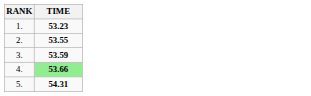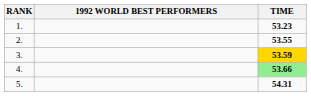+ column: (146, 12)
(58, 55) no background -> (282, 55) gold background
